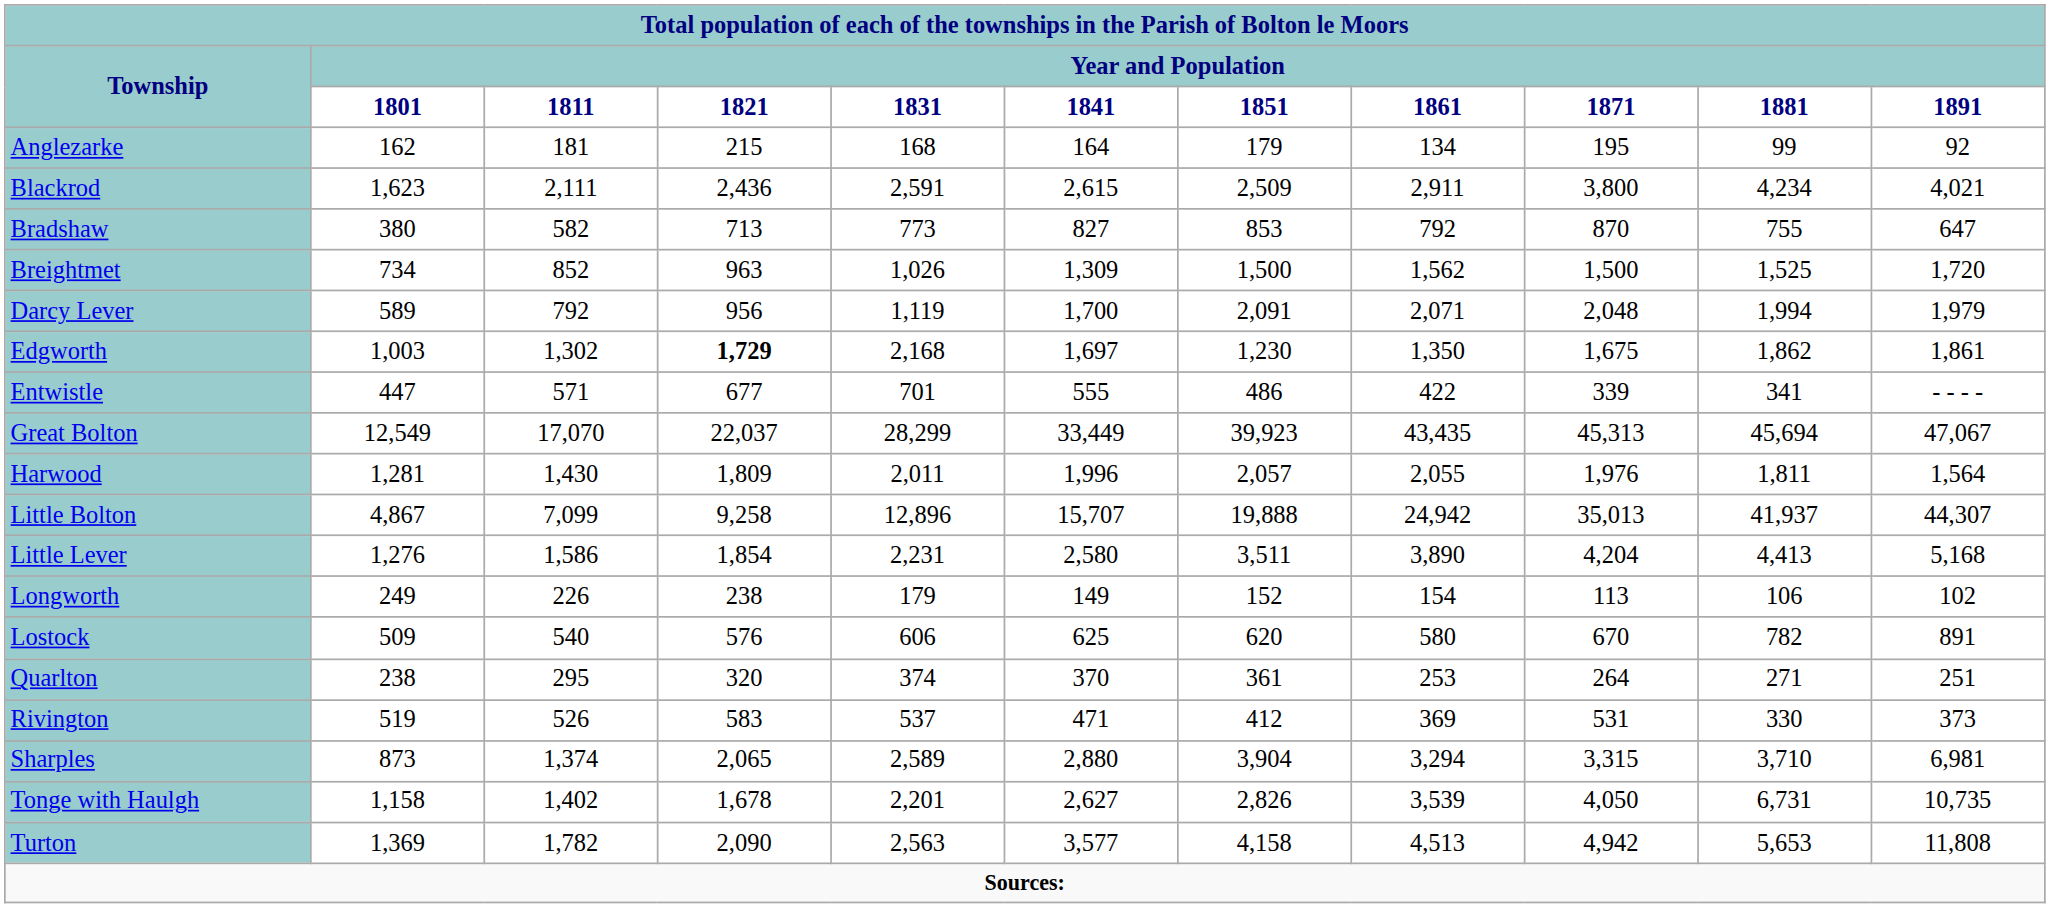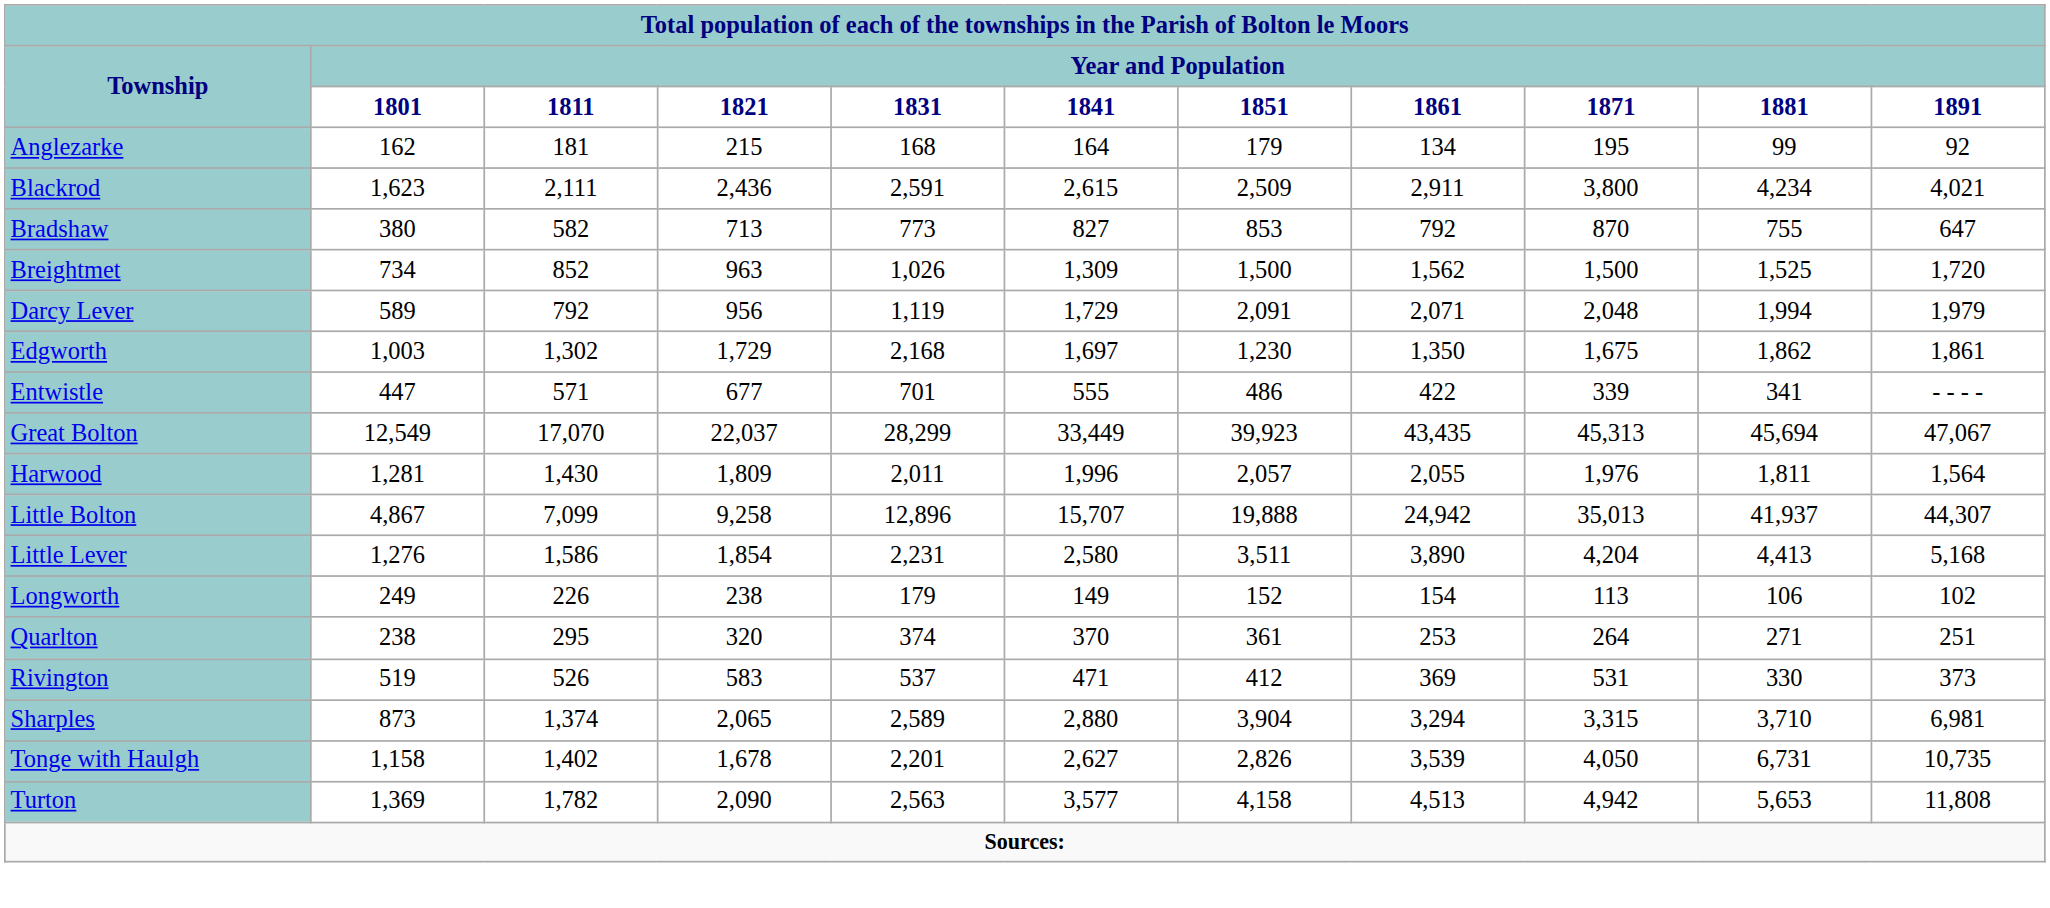(1091, 311) 1,700 -> (1091, 311) 1,729
(744, 351) bold -> (744, 351) normal
- row: (50, 637)
